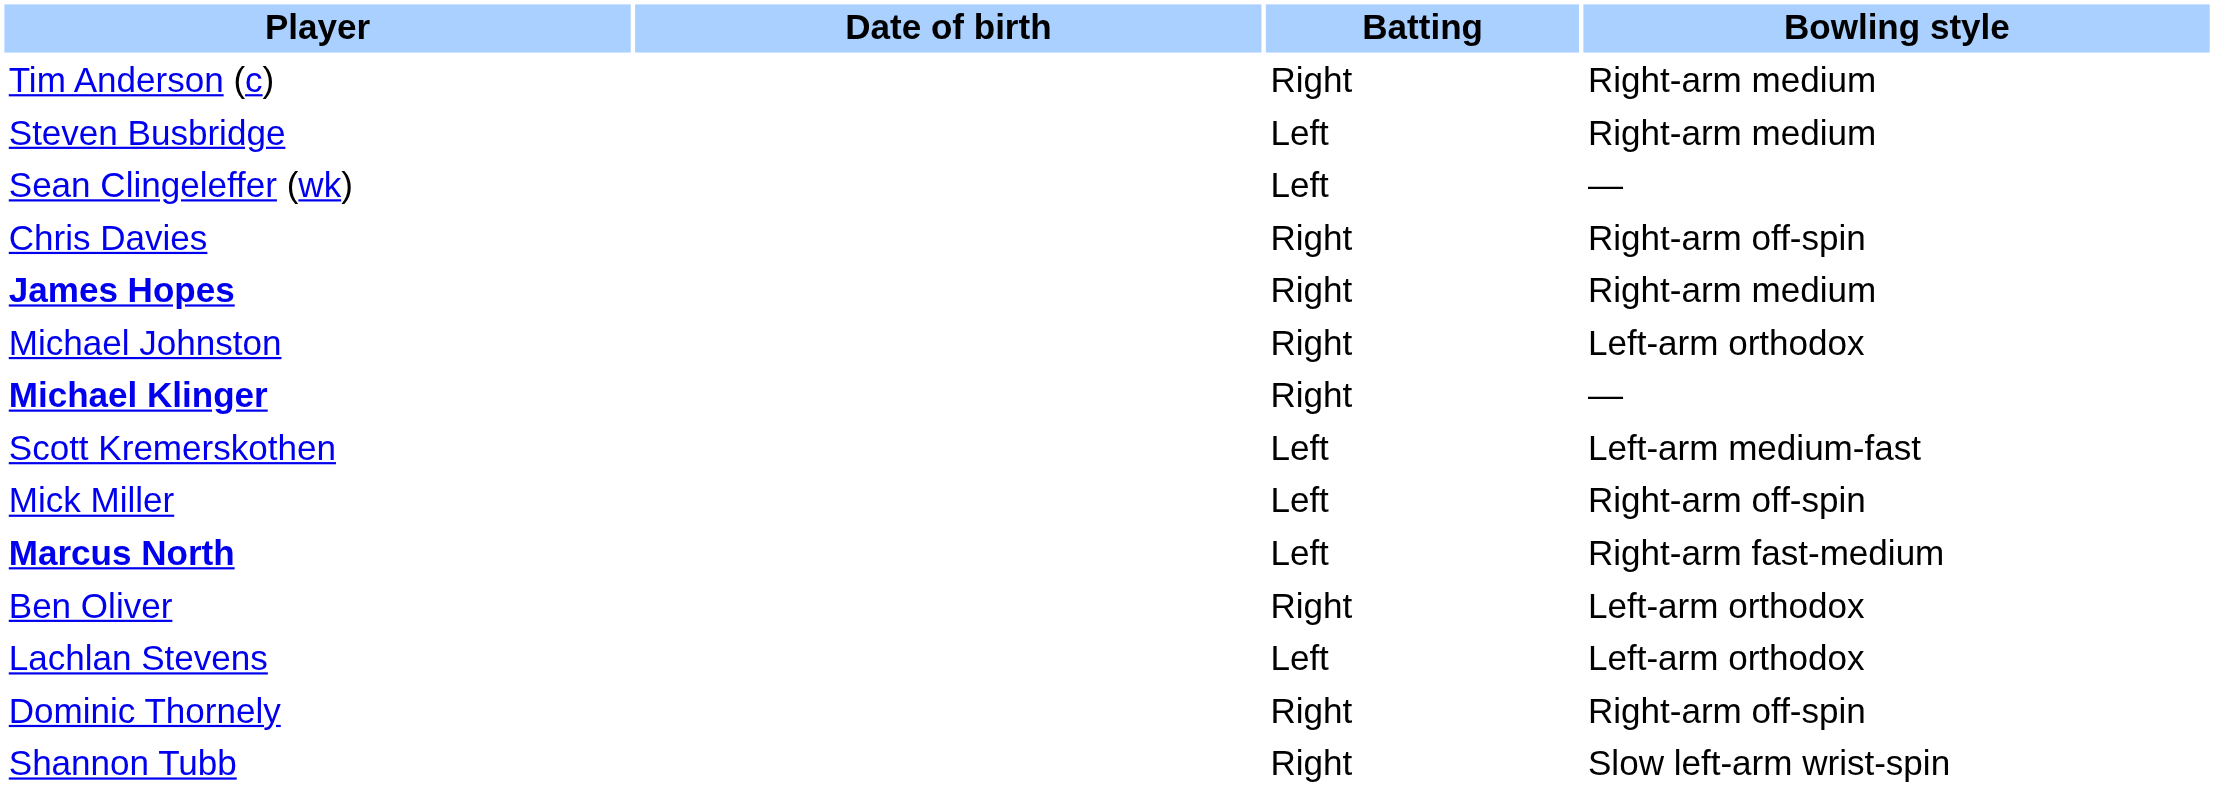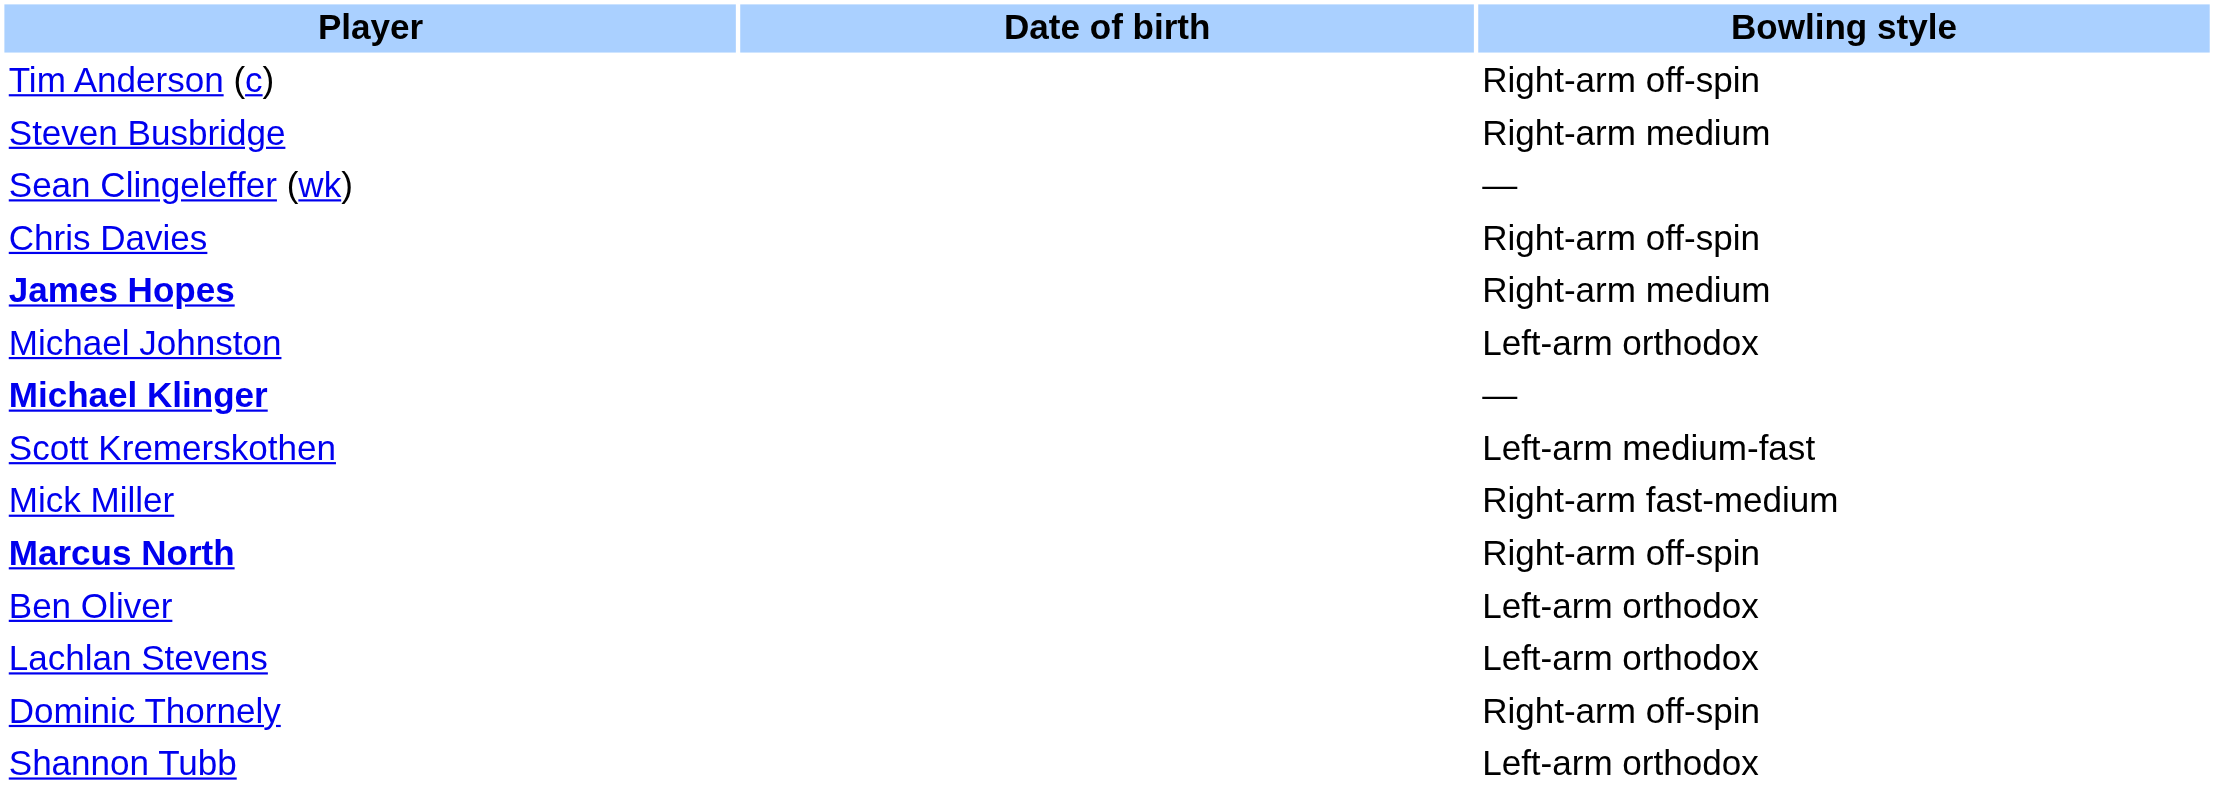- column: (1423, 27)
(1732, 80) Right-arm medium -> (1621, 80) Right-arm off-spin
(1727, 500) Right-arm off-spin -> (1660, 500) Right-arm fast-medium
(1766, 553) Right-arm fast-medium -> (1621, 553) Right-arm off-spin
(1769, 763) Slow left-arm wrist-spin -> (1620, 763) Left-arm orthodox
